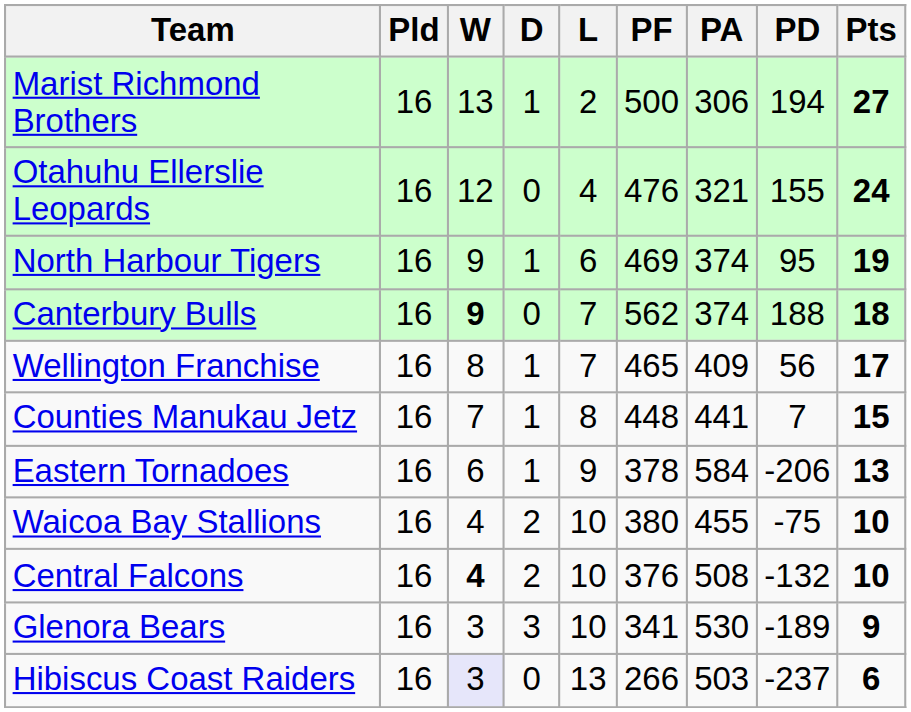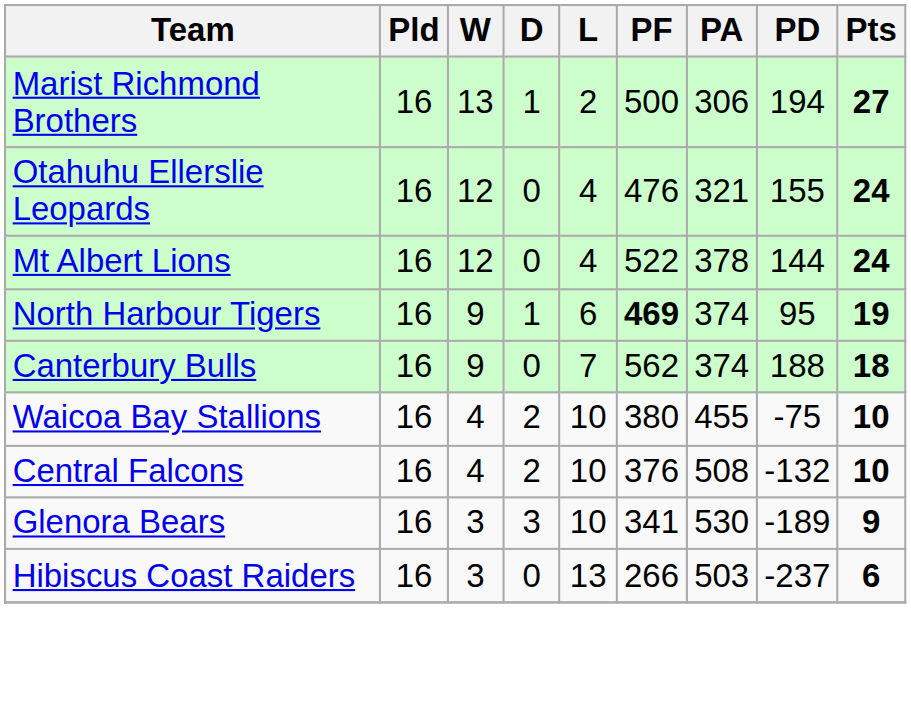+ row: (122, 261)
(651, 261) normal -> (651, 313) bold
(475, 313) bold -> (475, 366) normal
- row: (166, 366)
- row: (185, 418)
- row: (151, 470)
(475, 575) bold -> (475, 470) normal
(475, 679) lavender background -> (475, 575) no background
